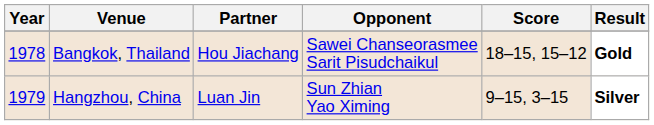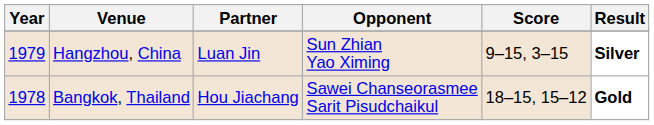rows swapped: (121, 53) <-> (117, 98)
